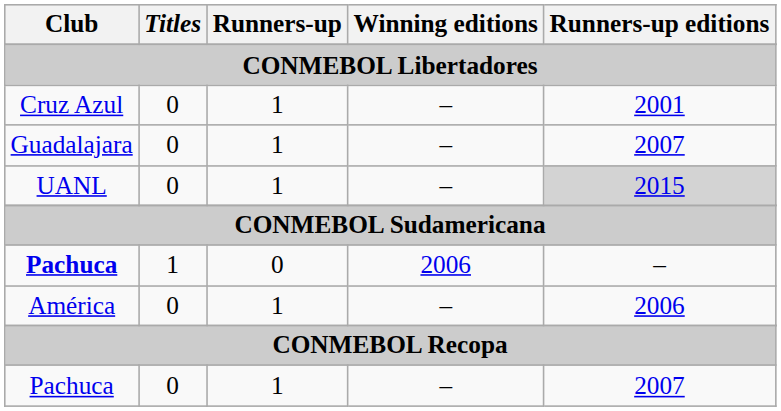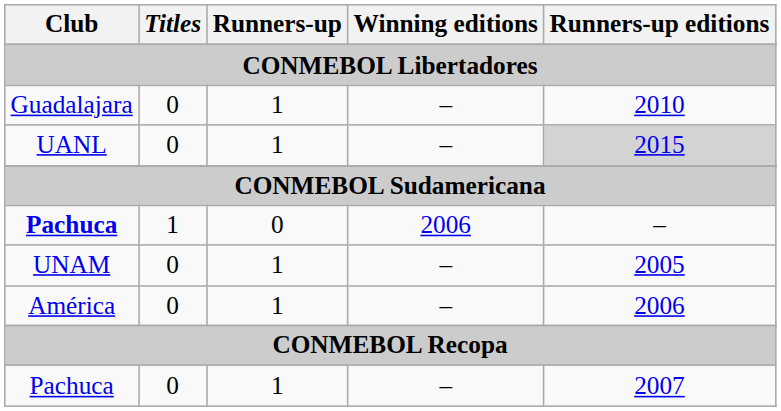- row: (72, 104)
(659, 144) 2007 -> (659, 104) 2010
+ row: (72, 265)
